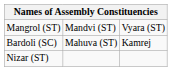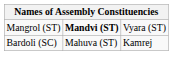(90, 27) normal -> (92, 27) bold
- row: (28, 58)
